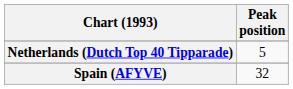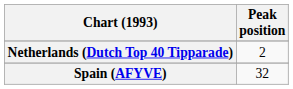(262, 52) 5 -> (262, 52) 2
